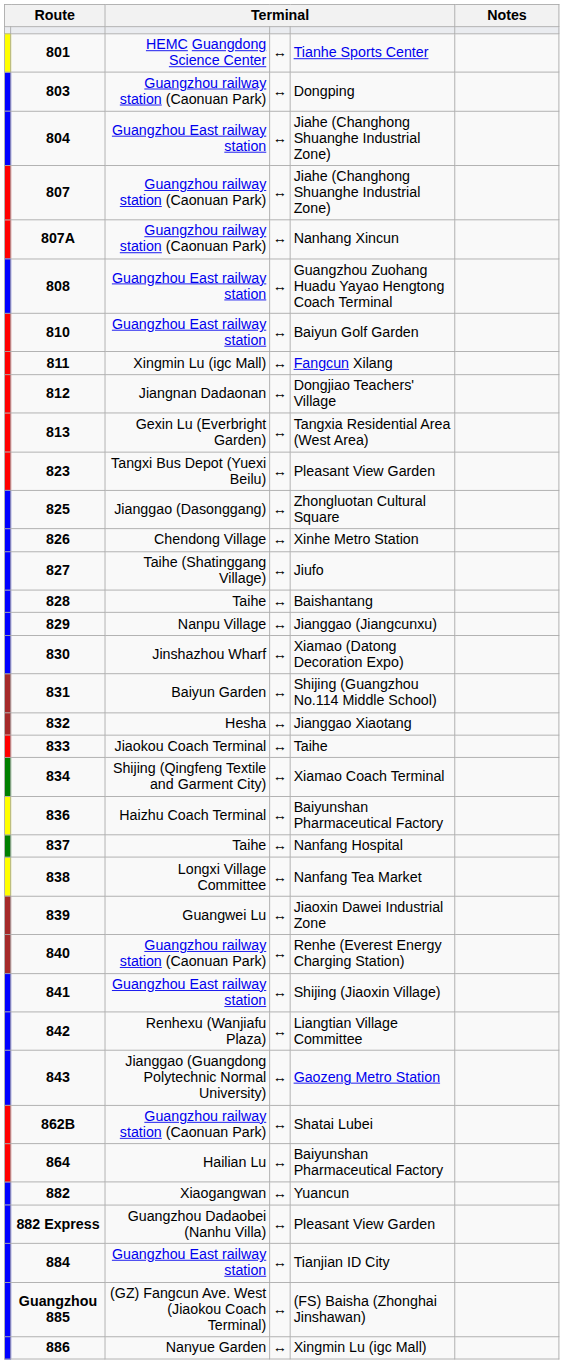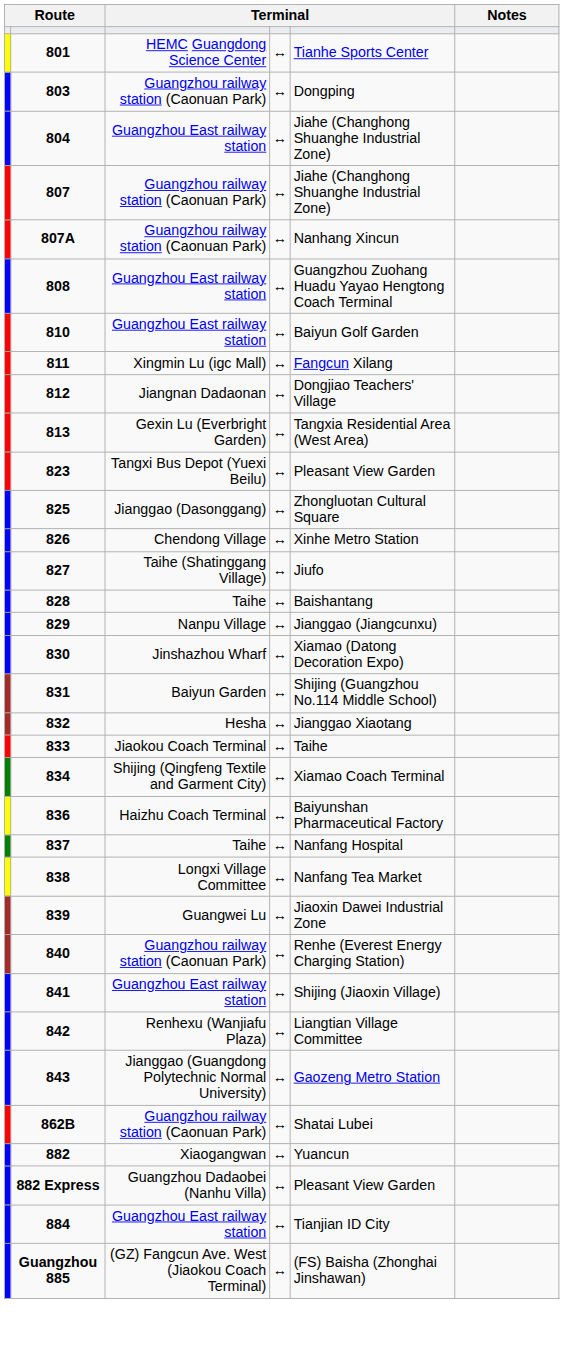- row: (58, 1163)
- row: (58, 1348)
